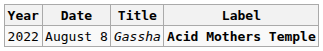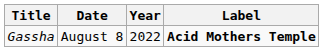columns swapped: (23, 15) <-> (137, 15)
